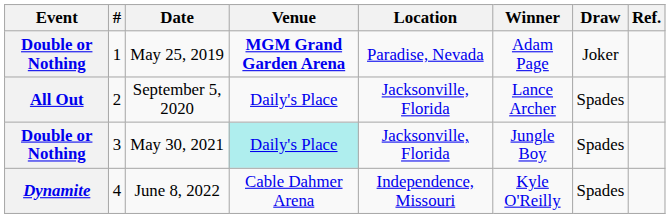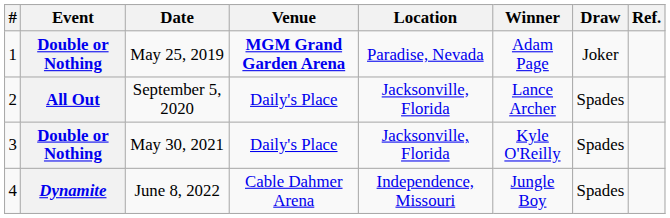columns swapped: (117, 17) <-> (57, 17)
(294, 145) paleturquoise background -> (294, 145) no background
(532, 145) Jungle Boy -> (532, 145) Kyle O'Reilly
(532, 190) Kyle O'Reilly -> (532, 190) Jungle Boy
